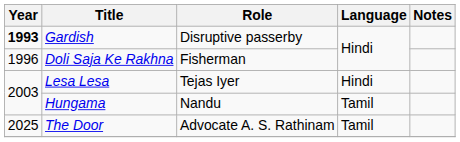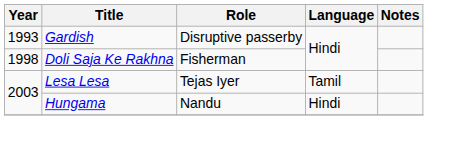(23, 37) bold -> (23, 37) normal
(23, 59) 1996 -> (23, 59) 1998
(357, 81) Hindi -> (325, 81) Tamil
(357, 103) Tamil -> (324, 103) Hindi
- row: (74, 125)
